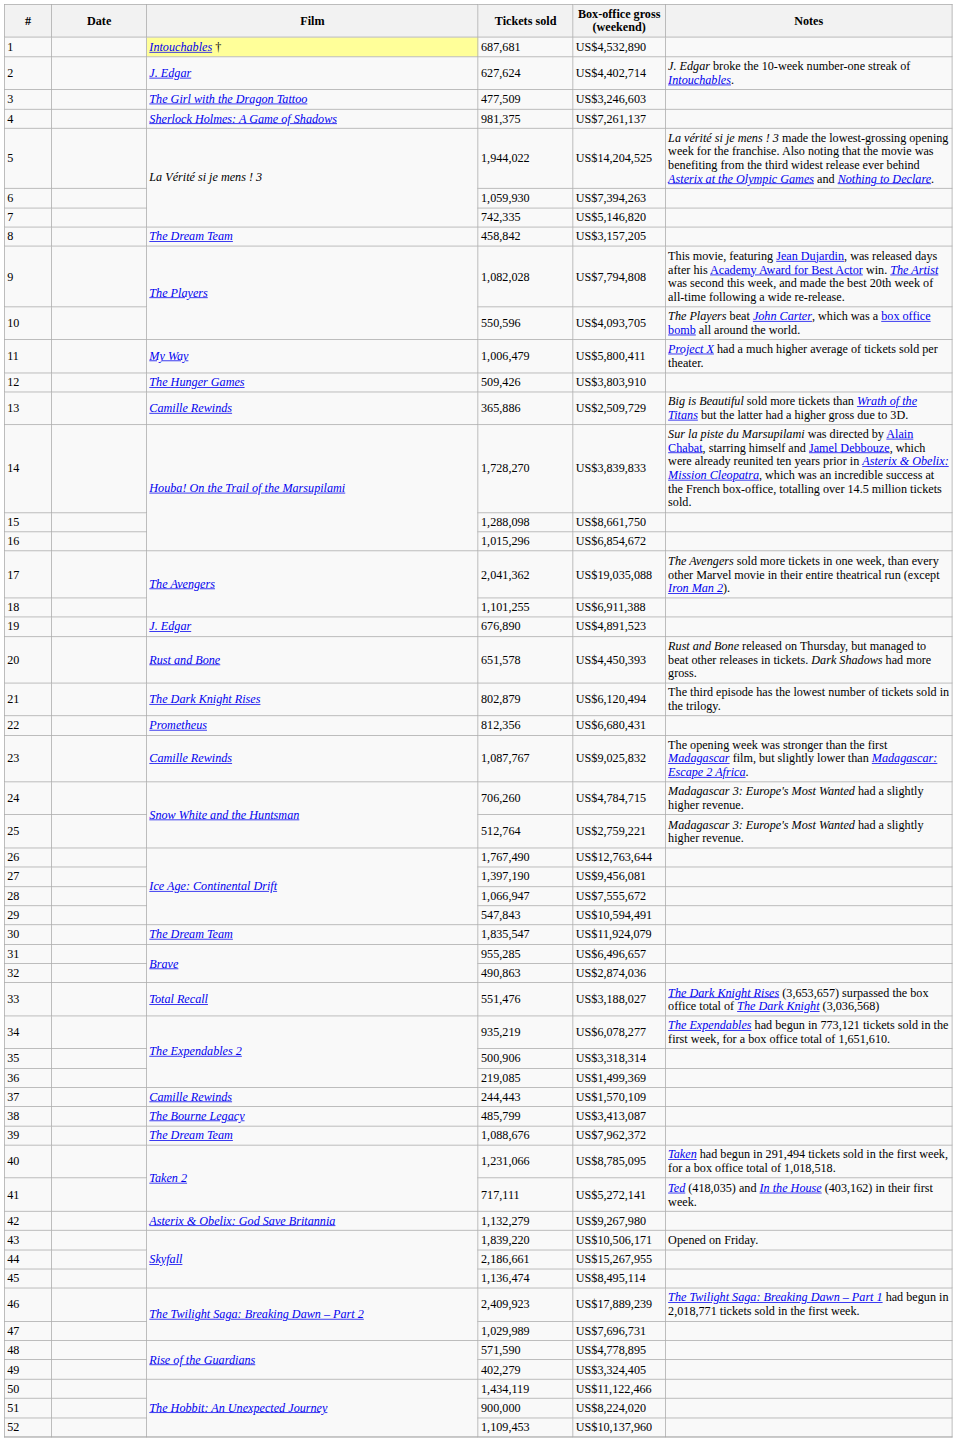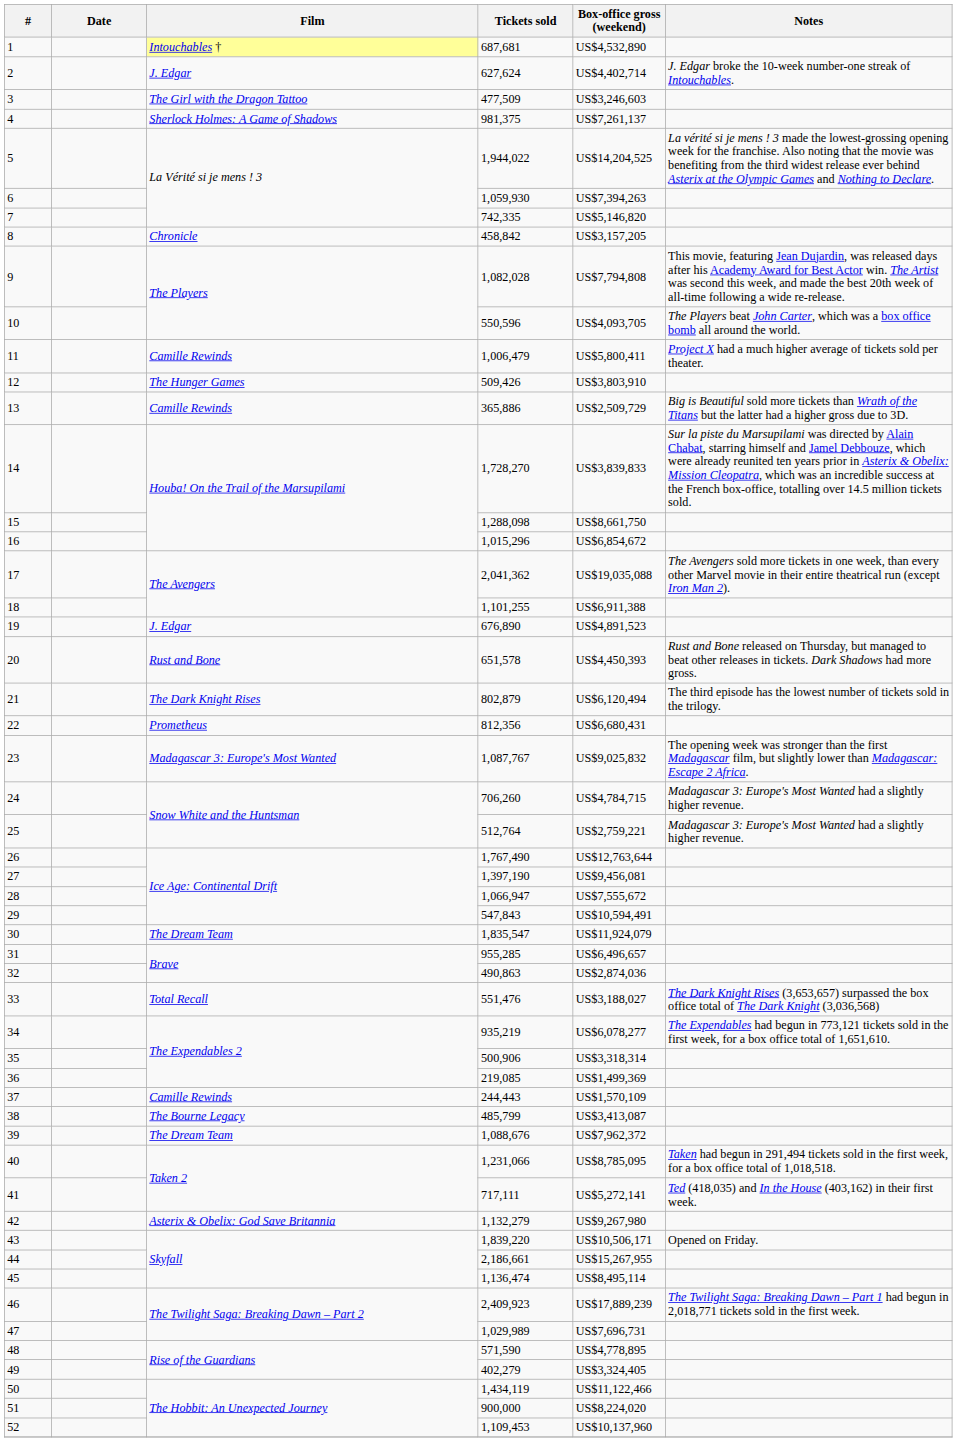(191, 236) The Dream Team -> (173, 236) Chronicle
(169, 356) My Way -> (191, 356) Camille Rewinds
(191, 758) Camille Rewinds -> (243, 758) Madagascar 3: Europe's Most Wanted
